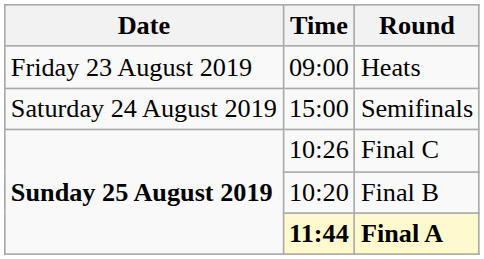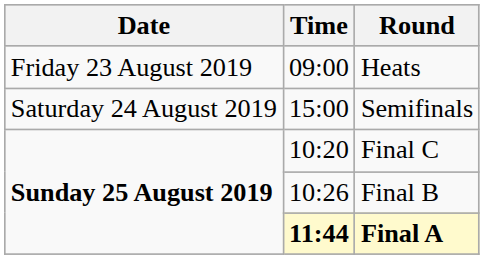(319, 150) 10:26 -> (319, 150) 10:20
(319, 191) 10:20 -> (319, 191) 10:26
